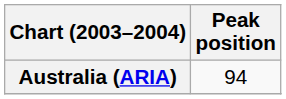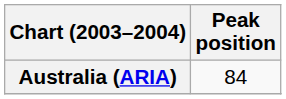(236, 76) 94 -> (236, 76) 84
